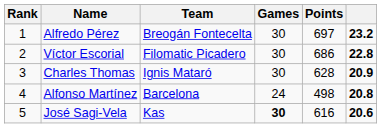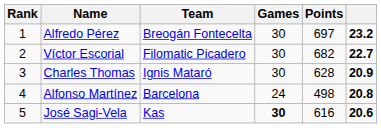(324, 53) 686 -> (324, 53) 682
(361, 53) 22.8 -> (361, 53) 22.7
